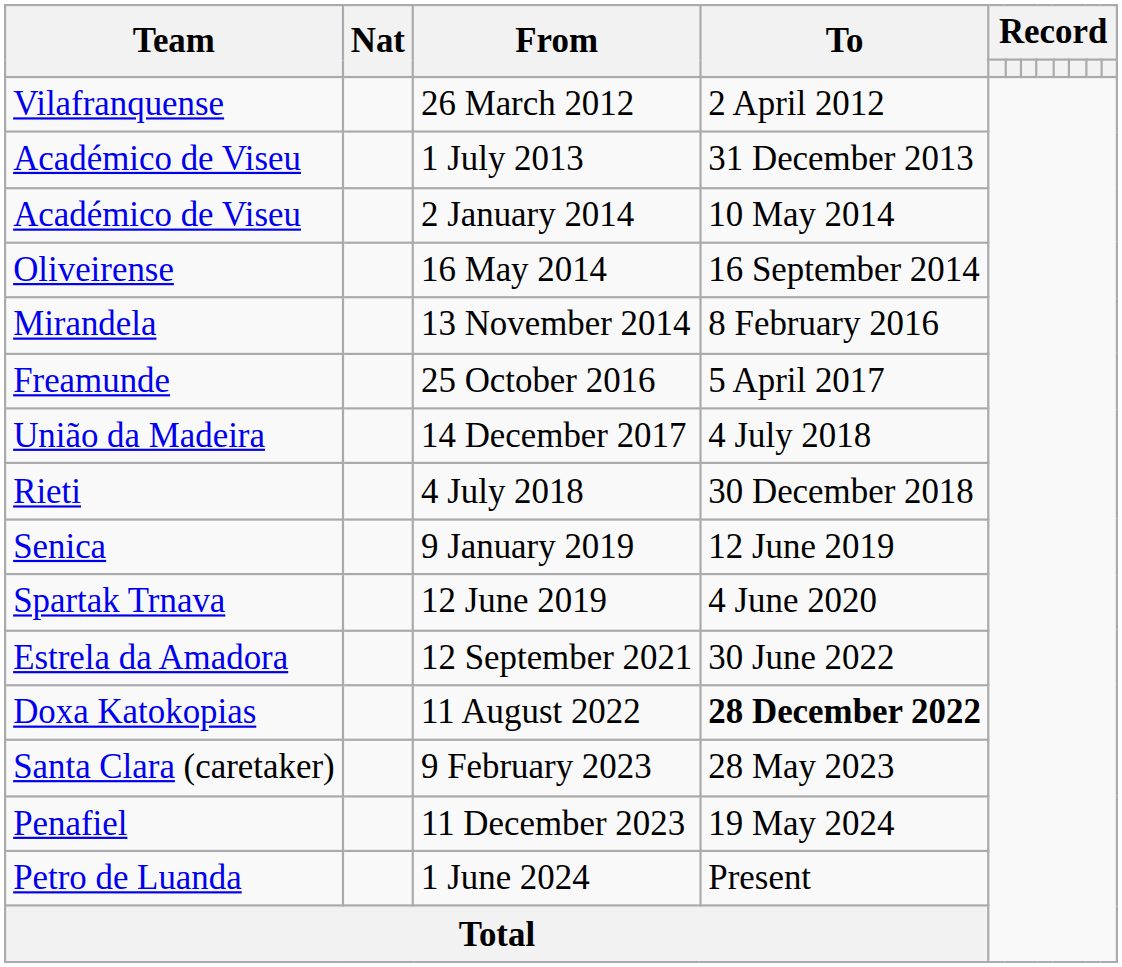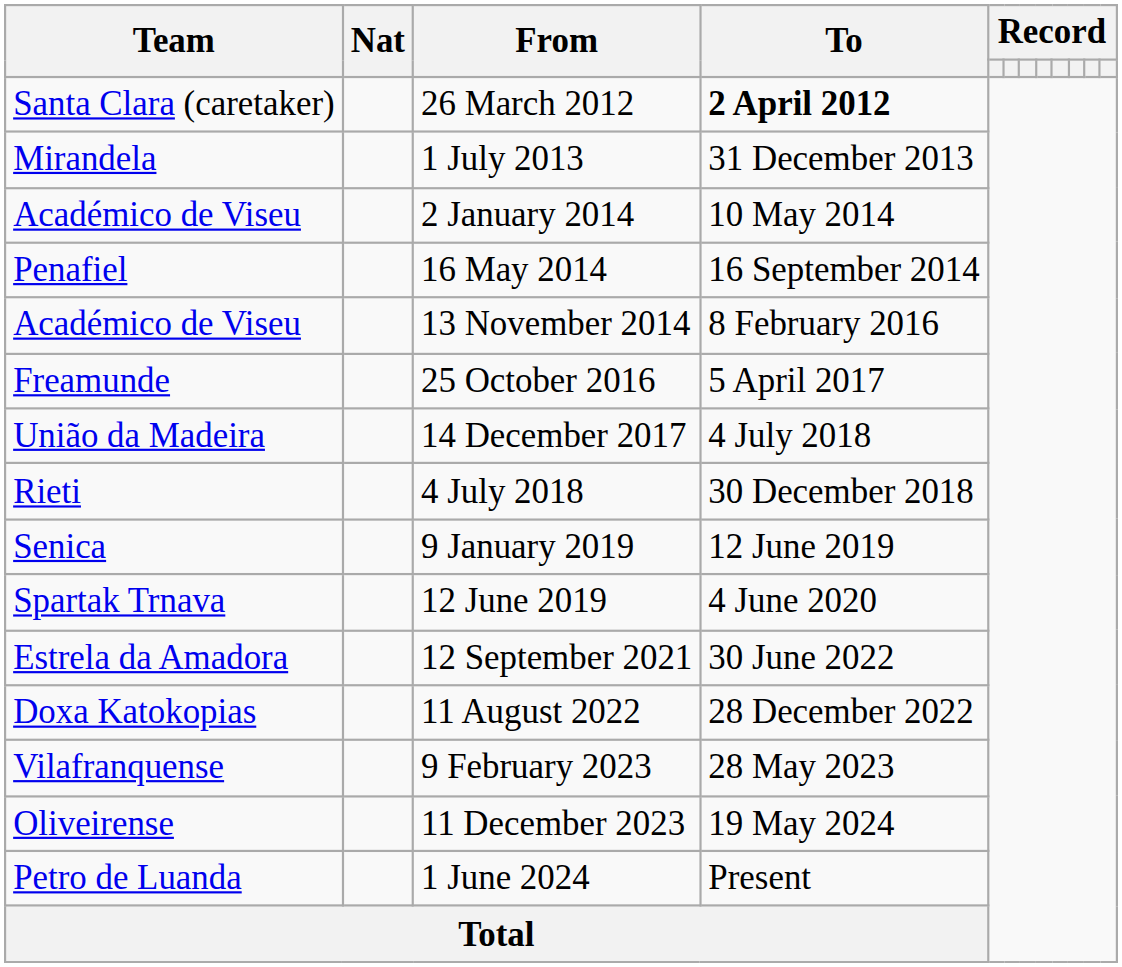(119, 103) Vilafranquense -> (174, 103) Santa Clara (caretaker)
(797, 103) normal -> (799, 103) bold
(157, 158) Académico de Viseu -> (85, 158) Mirandela
(94, 269) Oliveirense -> (70, 269) Penafiel
(85, 324) Mirandela -> (157, 324) Académico de Viseu
(845, 712) bold -> (841, 712) normal
(174, 767) Santa Clara (caretaker) -> (119, 767) Vilafranquense
(70, 822) Penafiel -> (94, 822) Oliveirense
